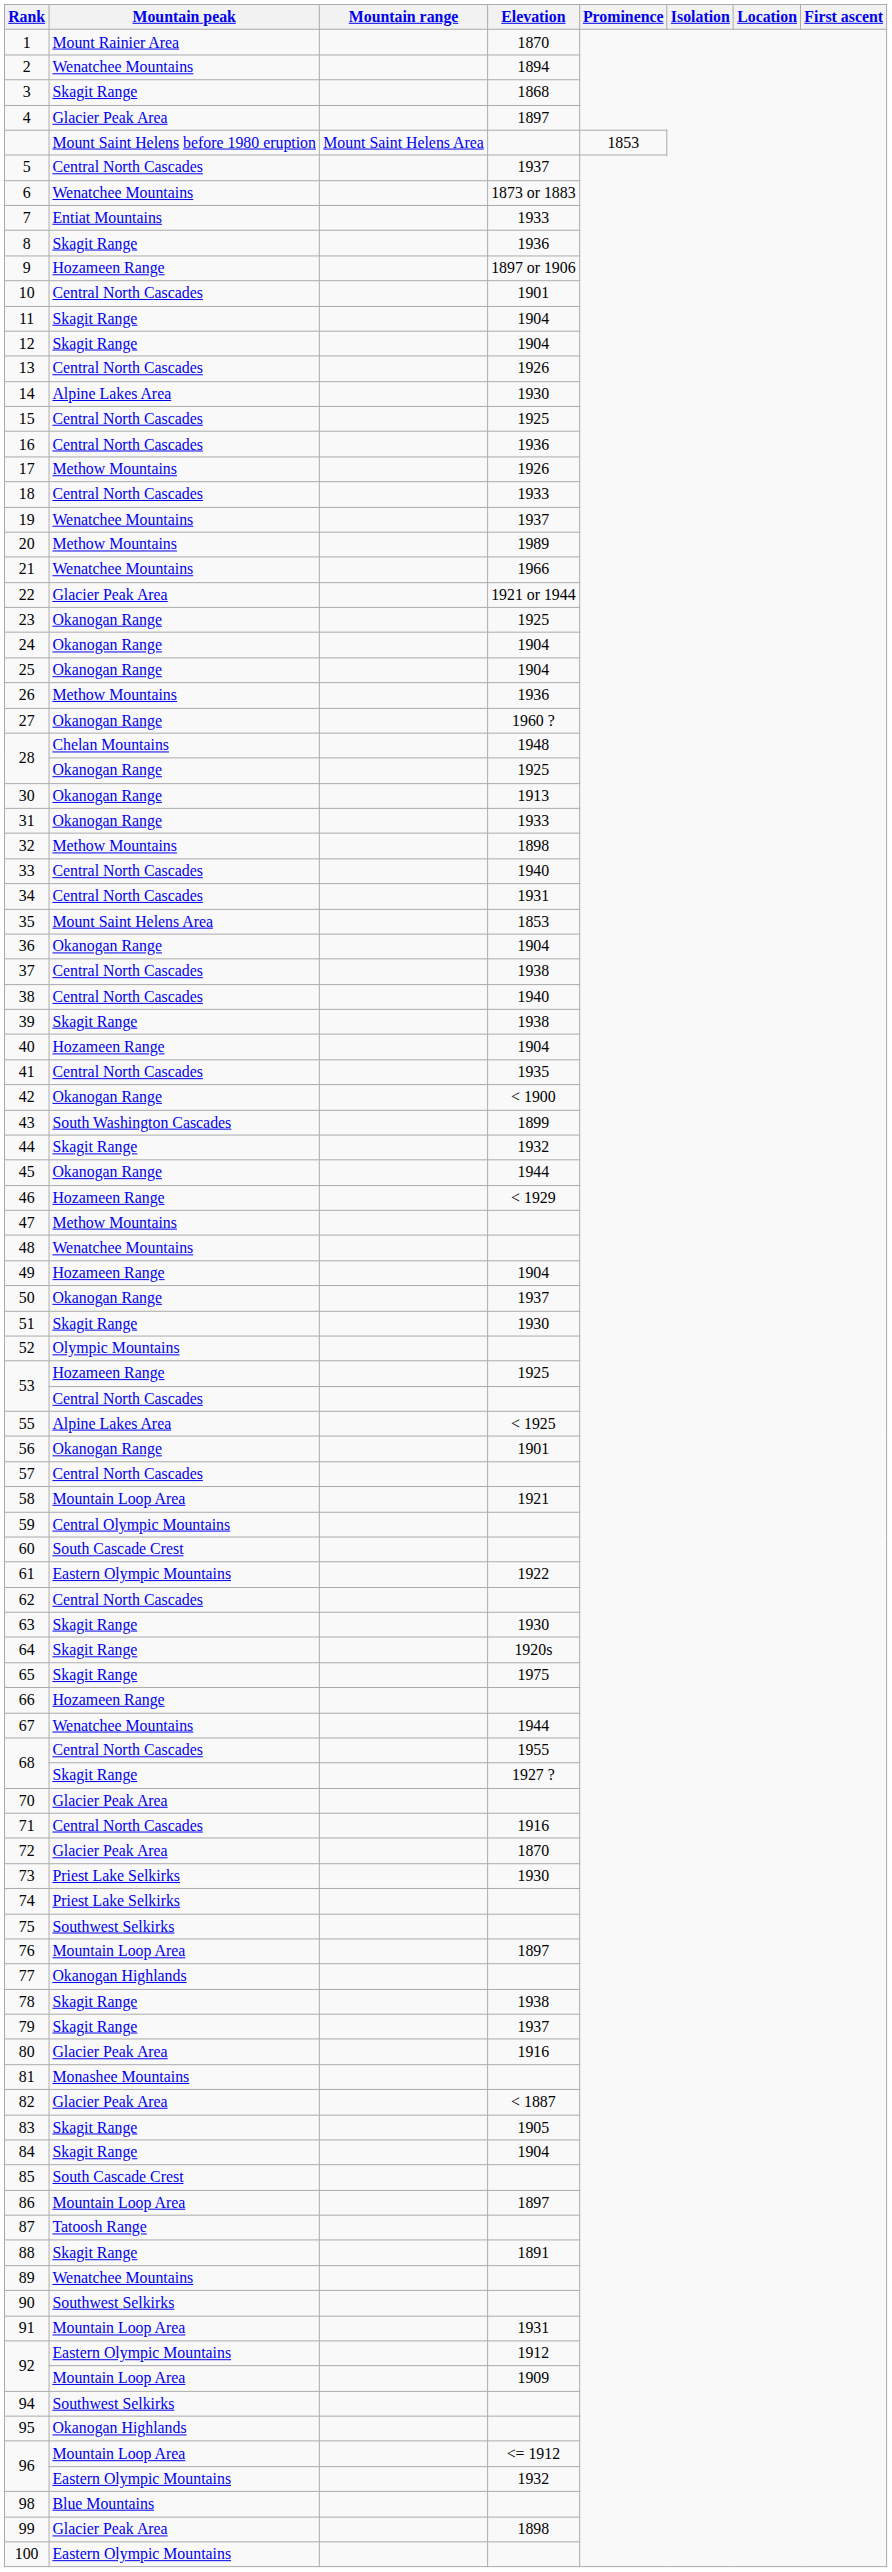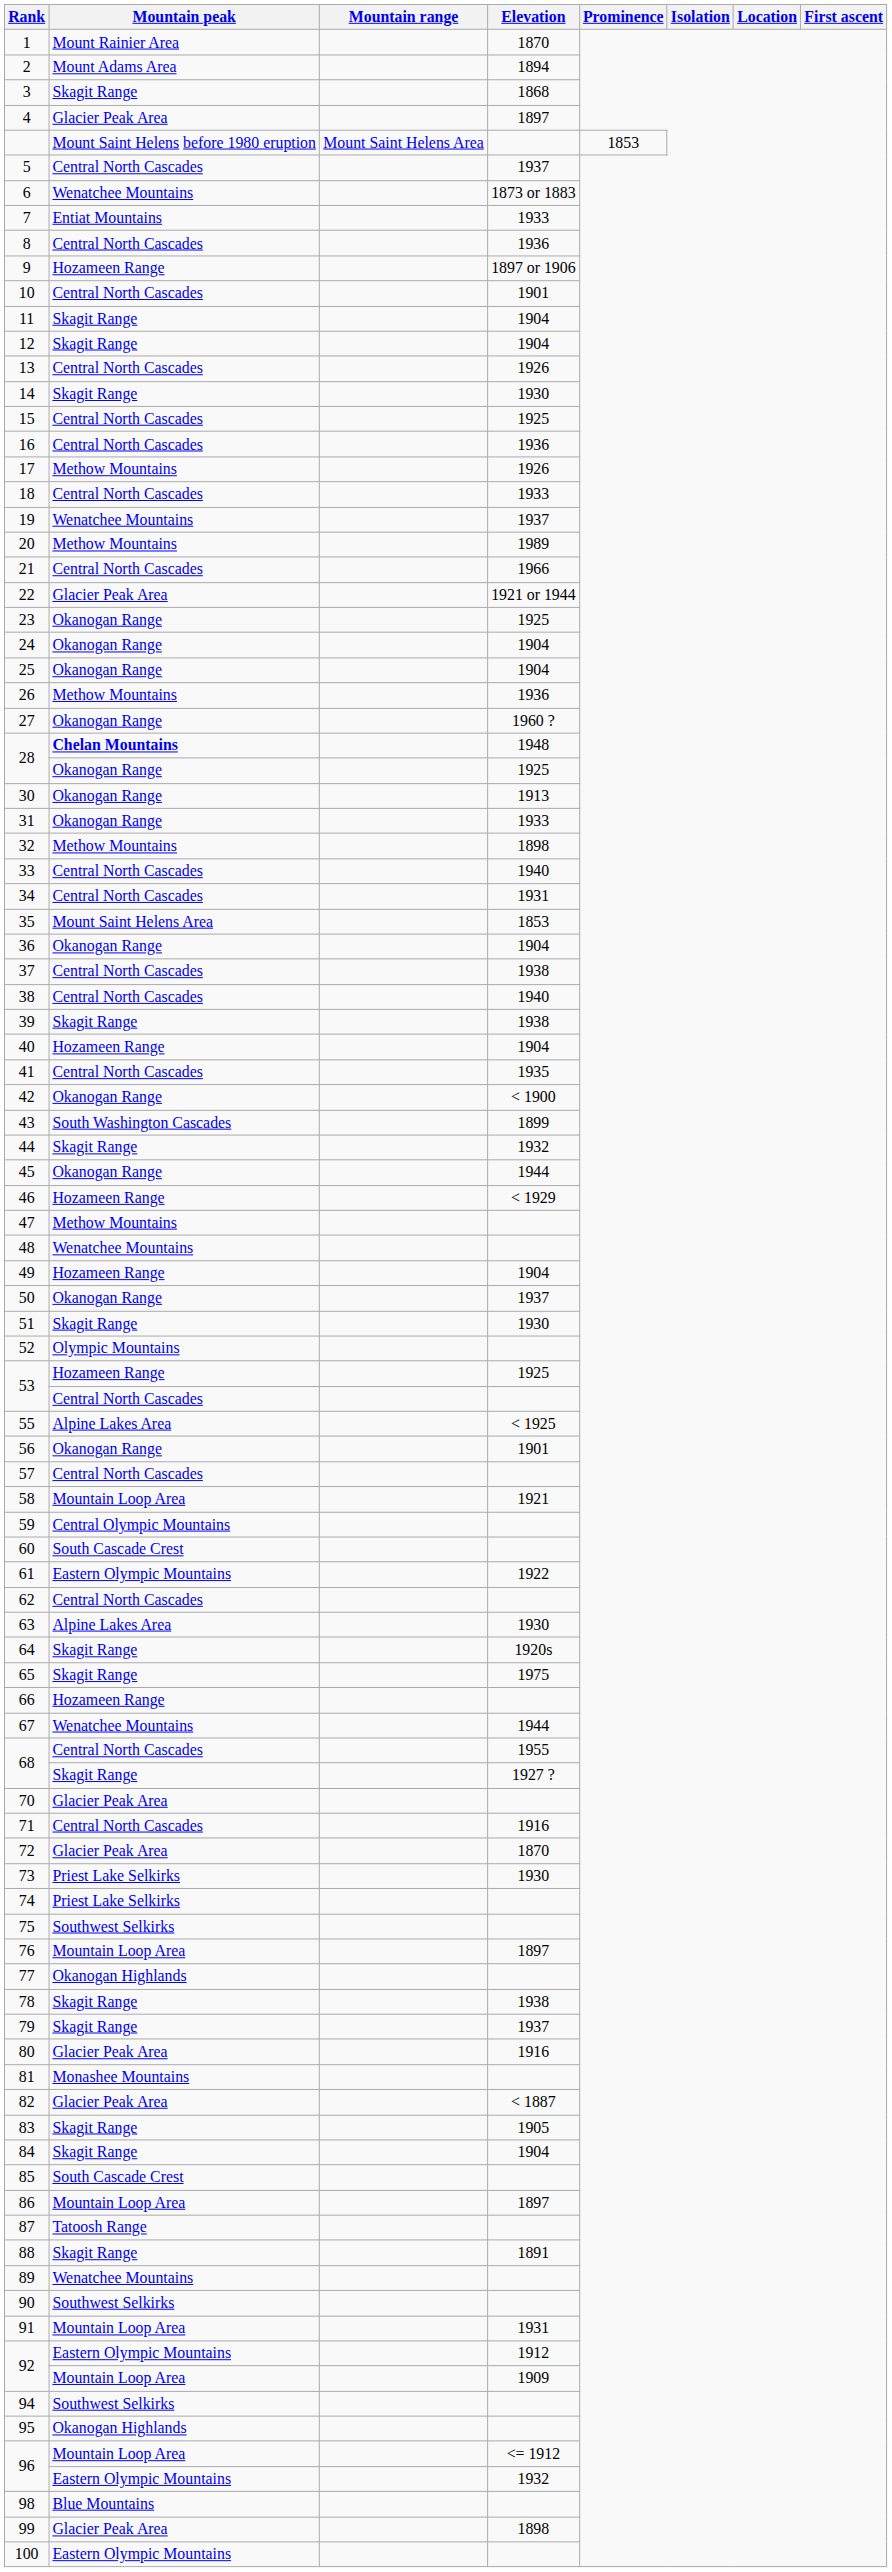(123, 67) Wenatchee Mountains -> (114, 67) Mount Adams Area
(95, 243) Skagit Range -> (128, 243) Central North Cascades
(112, 393) Alpine Lakes Area -> (95, 393) Skagit Range
(123, 569) Wenatchee Mountains -> (128, 569) Central North Cascades
(111, 745) normal -> (115, 745) bold
(95, 1624) Skagit Range -> (112, 1624) Alpine Lakes Area
